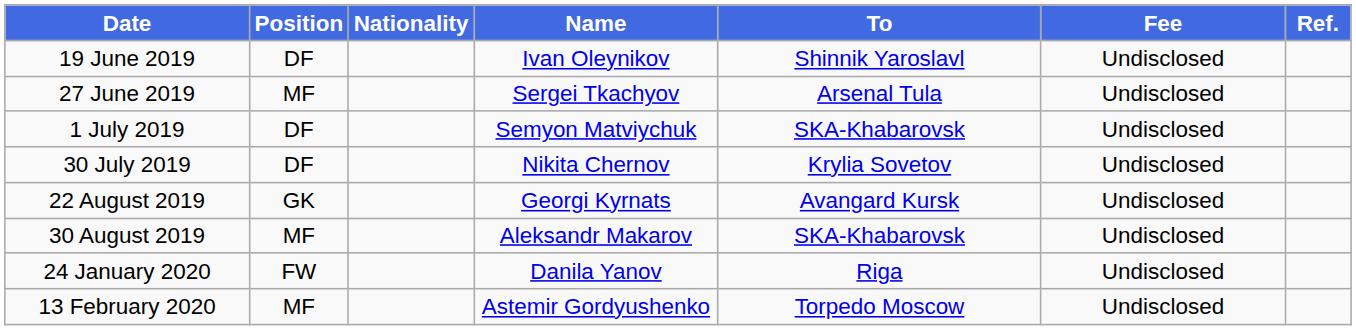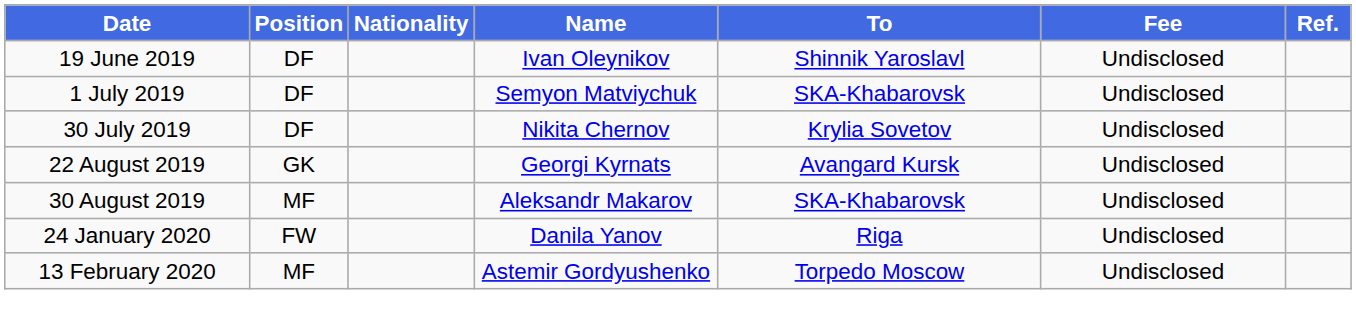- row: (127, 94)
